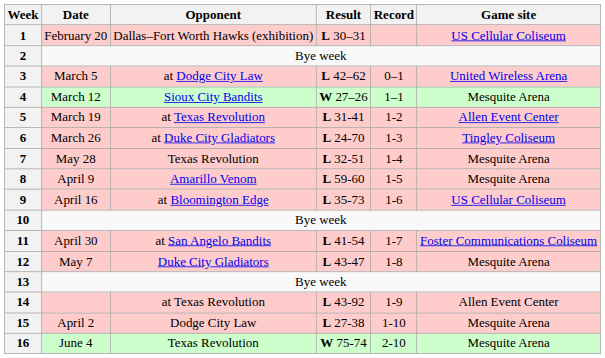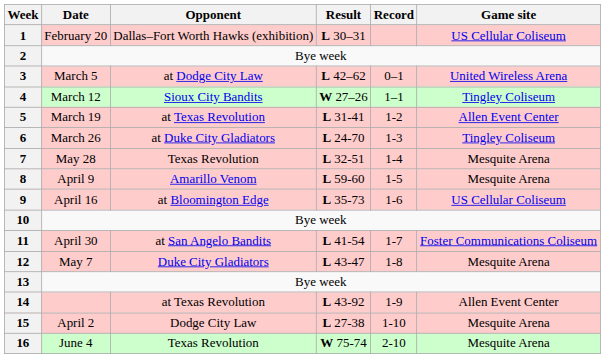(509, 96) Mesquite Arena -> (509, 96) Tingley Coliseum
